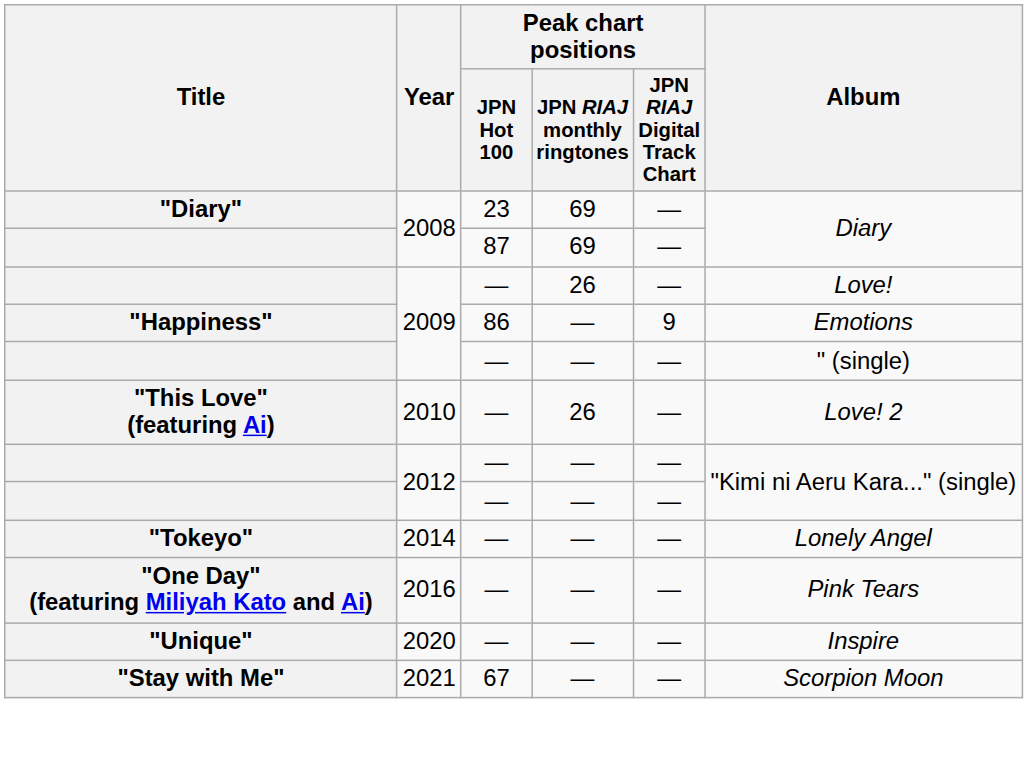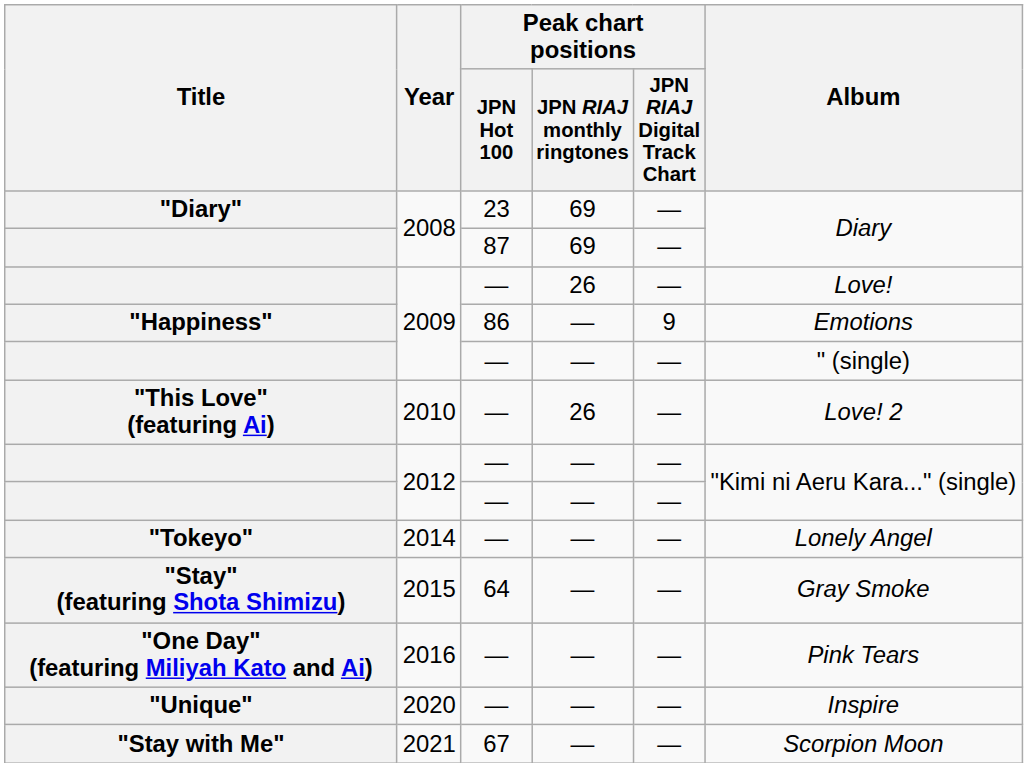+ row: (201, 589)
